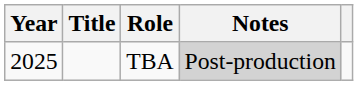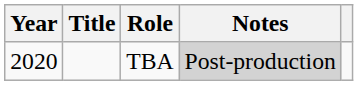(34, 60) 2025 -> (34, 60) 2020
